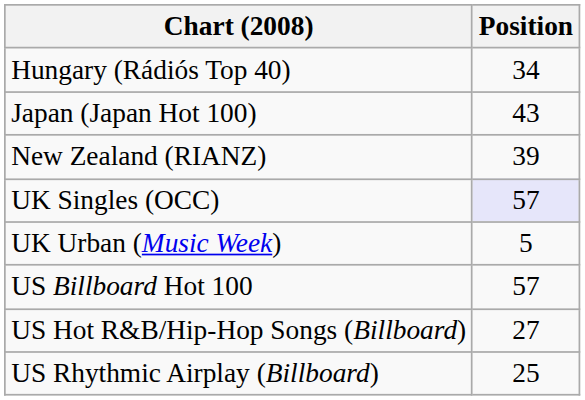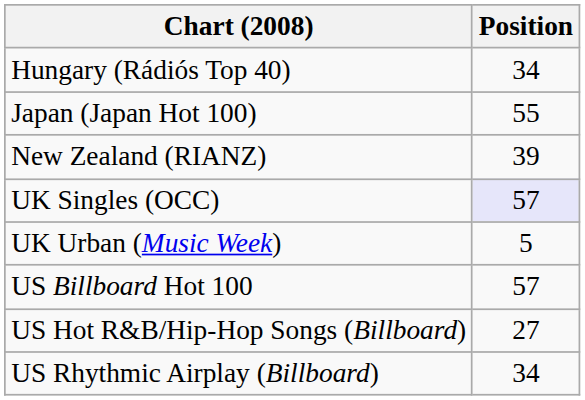(526, 112) 43 -> (526, 112) 55
(526, 373) 25 -> (526, 373) 34
